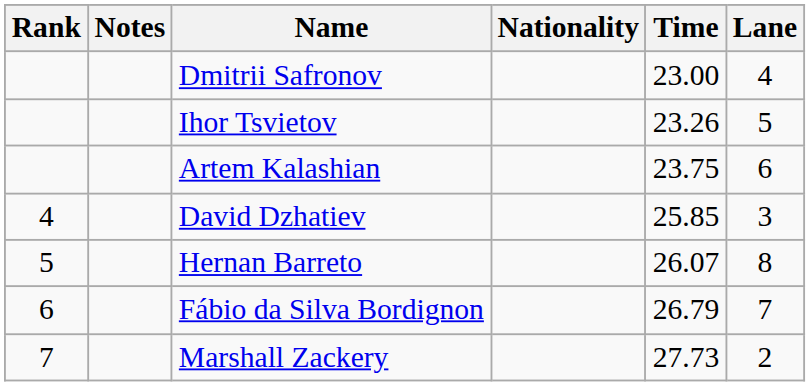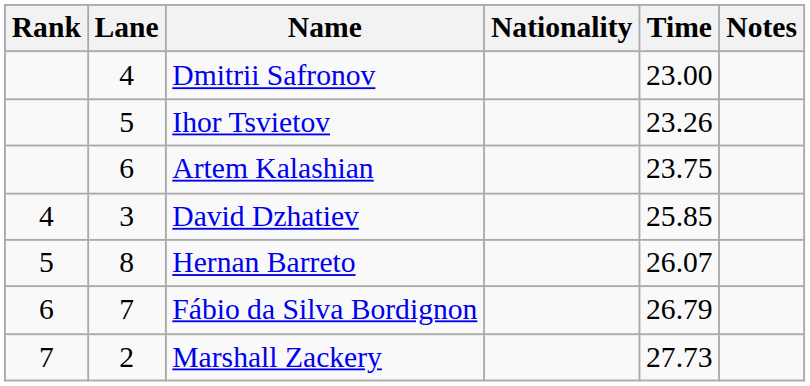columns swapped: (765, 27) <-> (130, 27)
